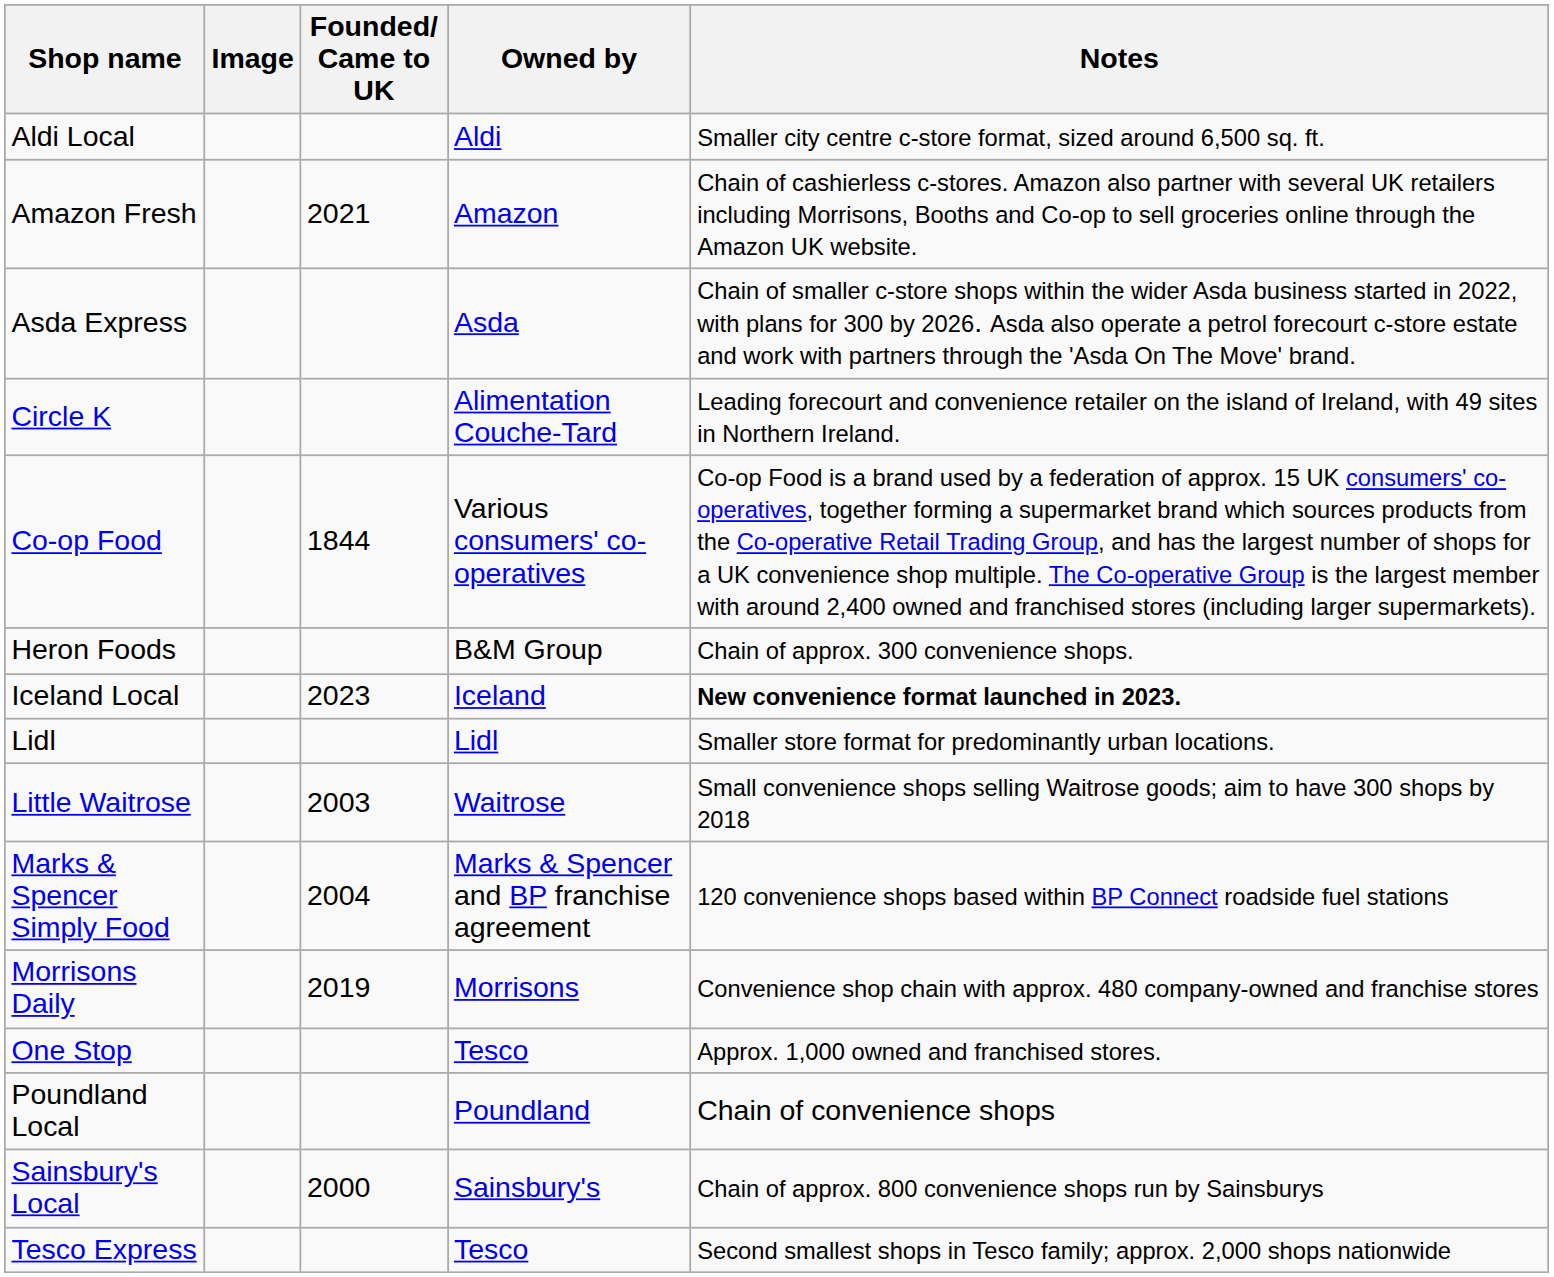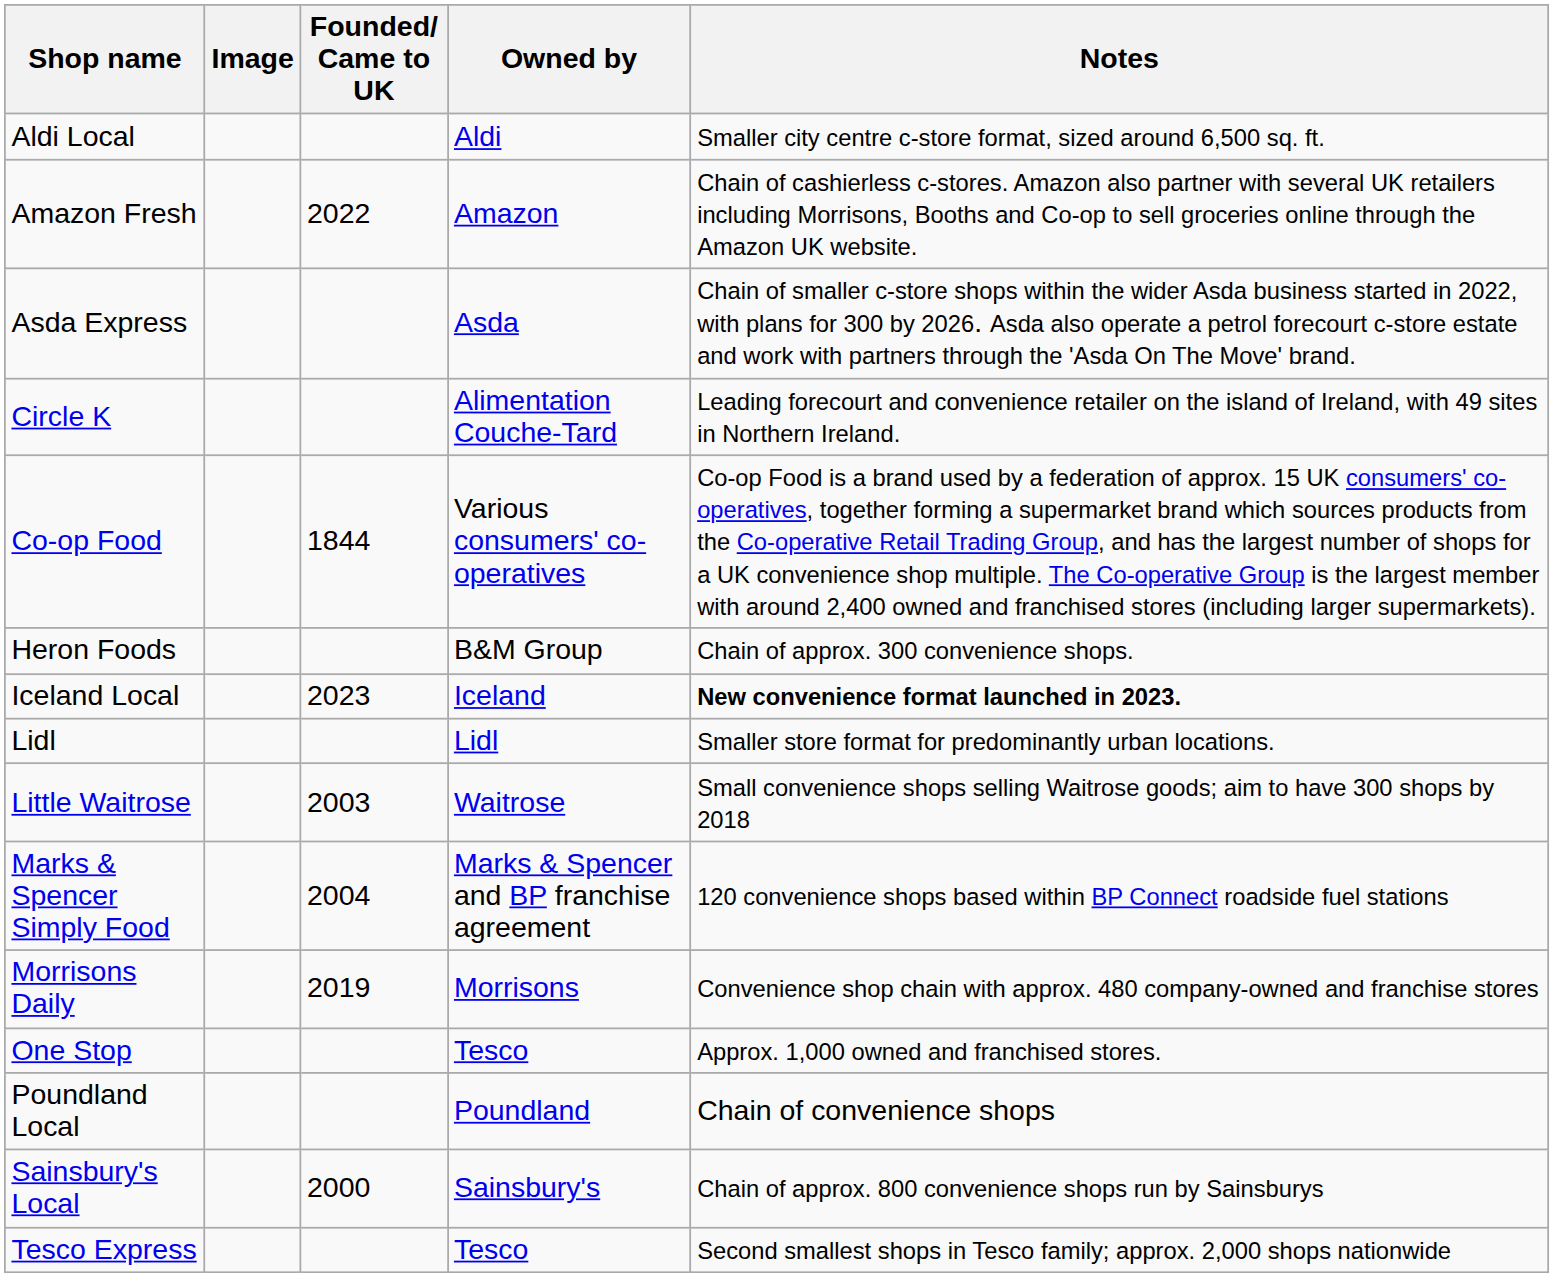(339, 213) 2021 -> (339, 213) 2022
